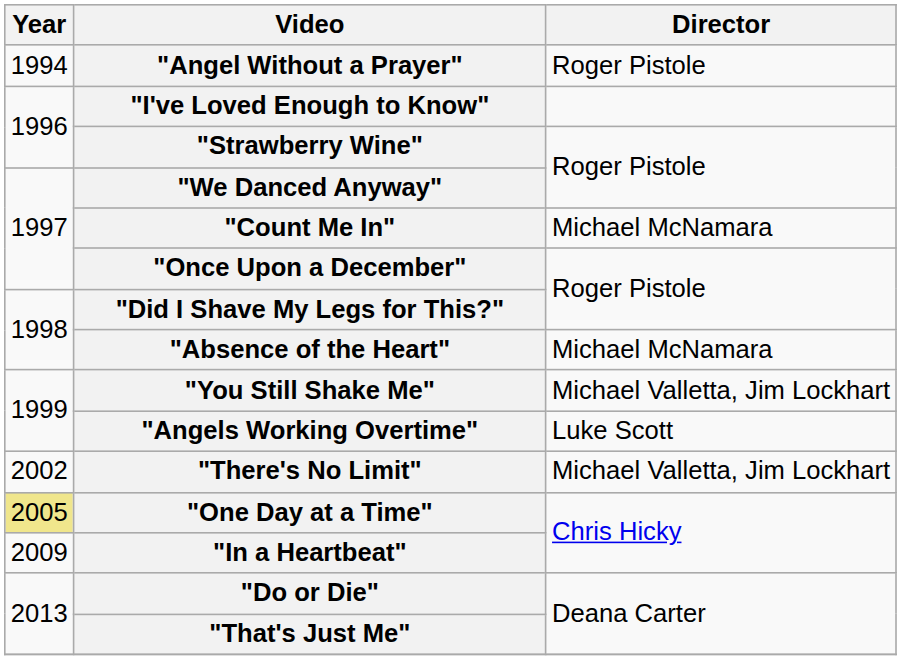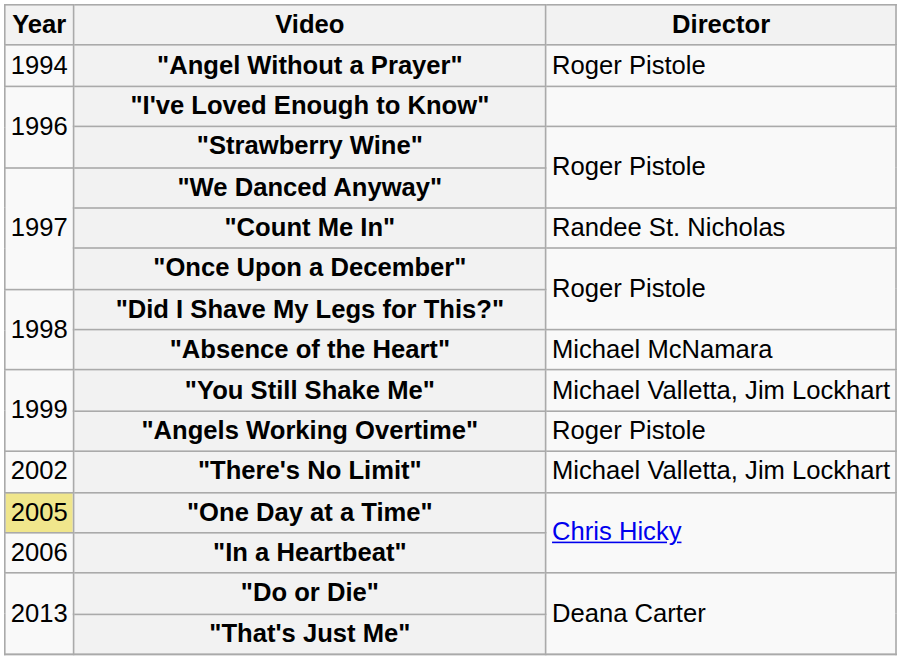(662, 227) Michael McNamara -> (669, 227) Randee St. Nicholas
(613, 430) Luke Scott -> (629, 430) Roger Pistole
(39, 552) 2009 -> (39, 552) 2006
